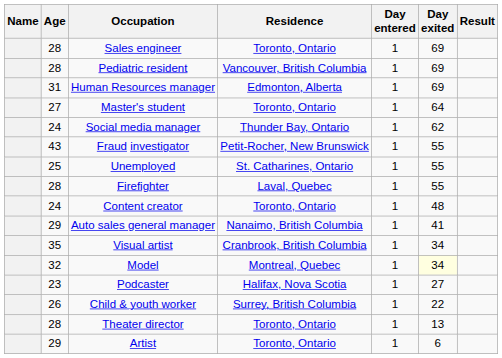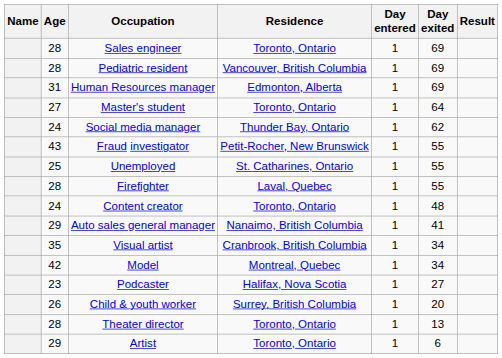(55, 265) 32 -> (55, 265) 42
(438, 265) lightyellow background -> (438, 265) no background
(438, 304) 22 -> (438, 304) 20
